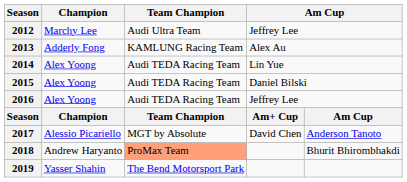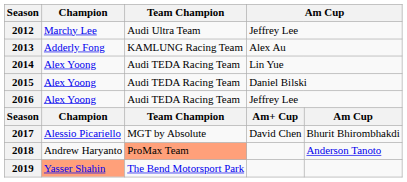(344, 133) Anderson Tanoto -> (353, 133) Bhurit Bhirombhakdi
(353, 151) Bhurit Bhirombhakdi -> (344, 151) Anderson Tanoto
(75, 168) no background -> (75, 168) lightsalmon background
